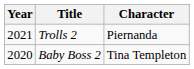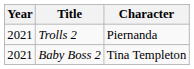(20, 54) 2020 -> (20, 54) 2021
